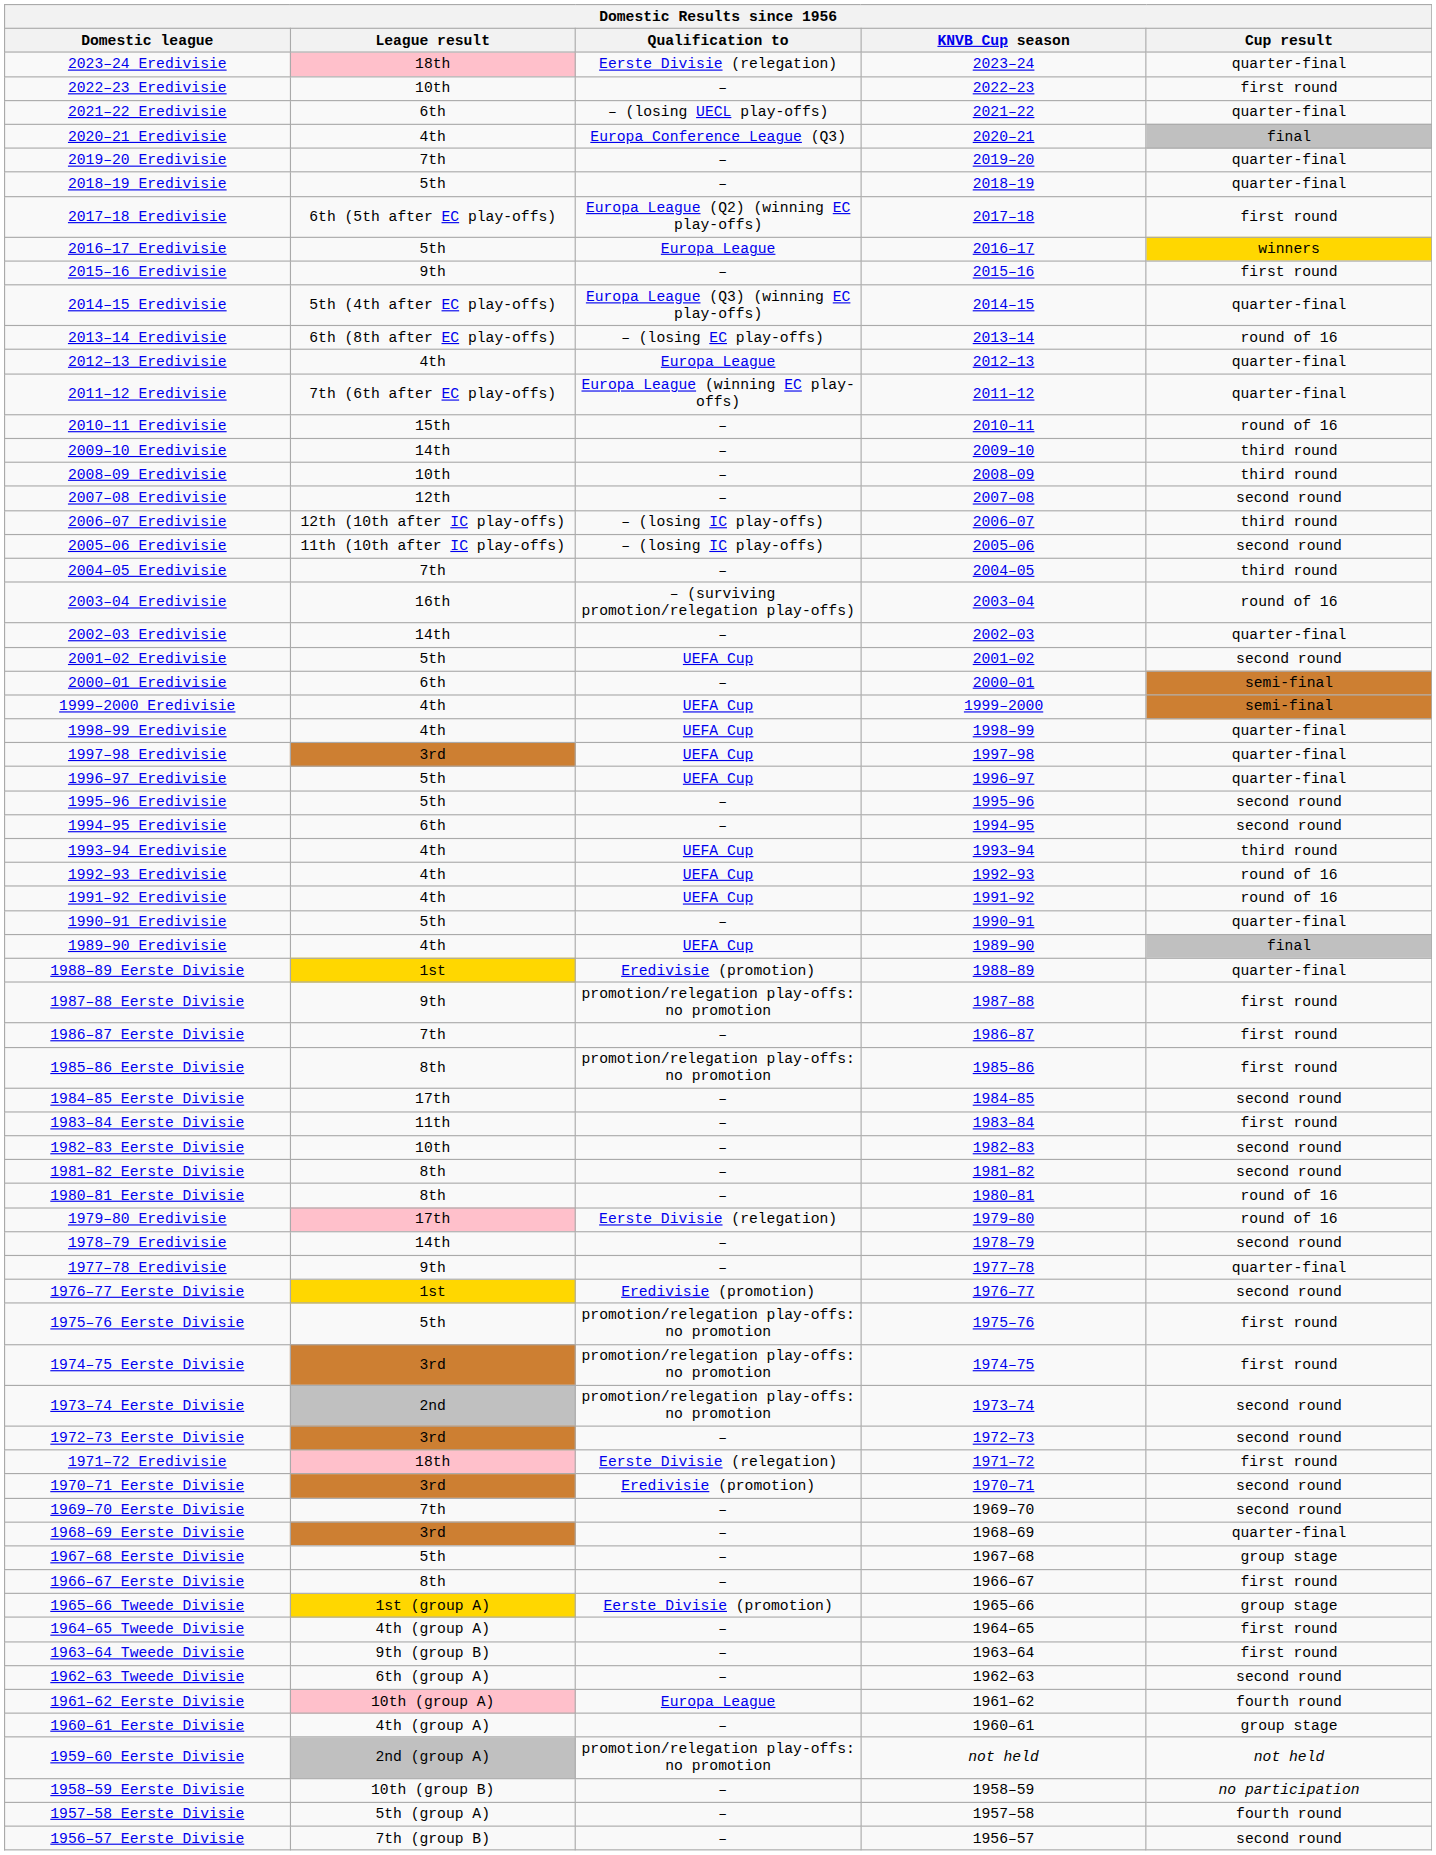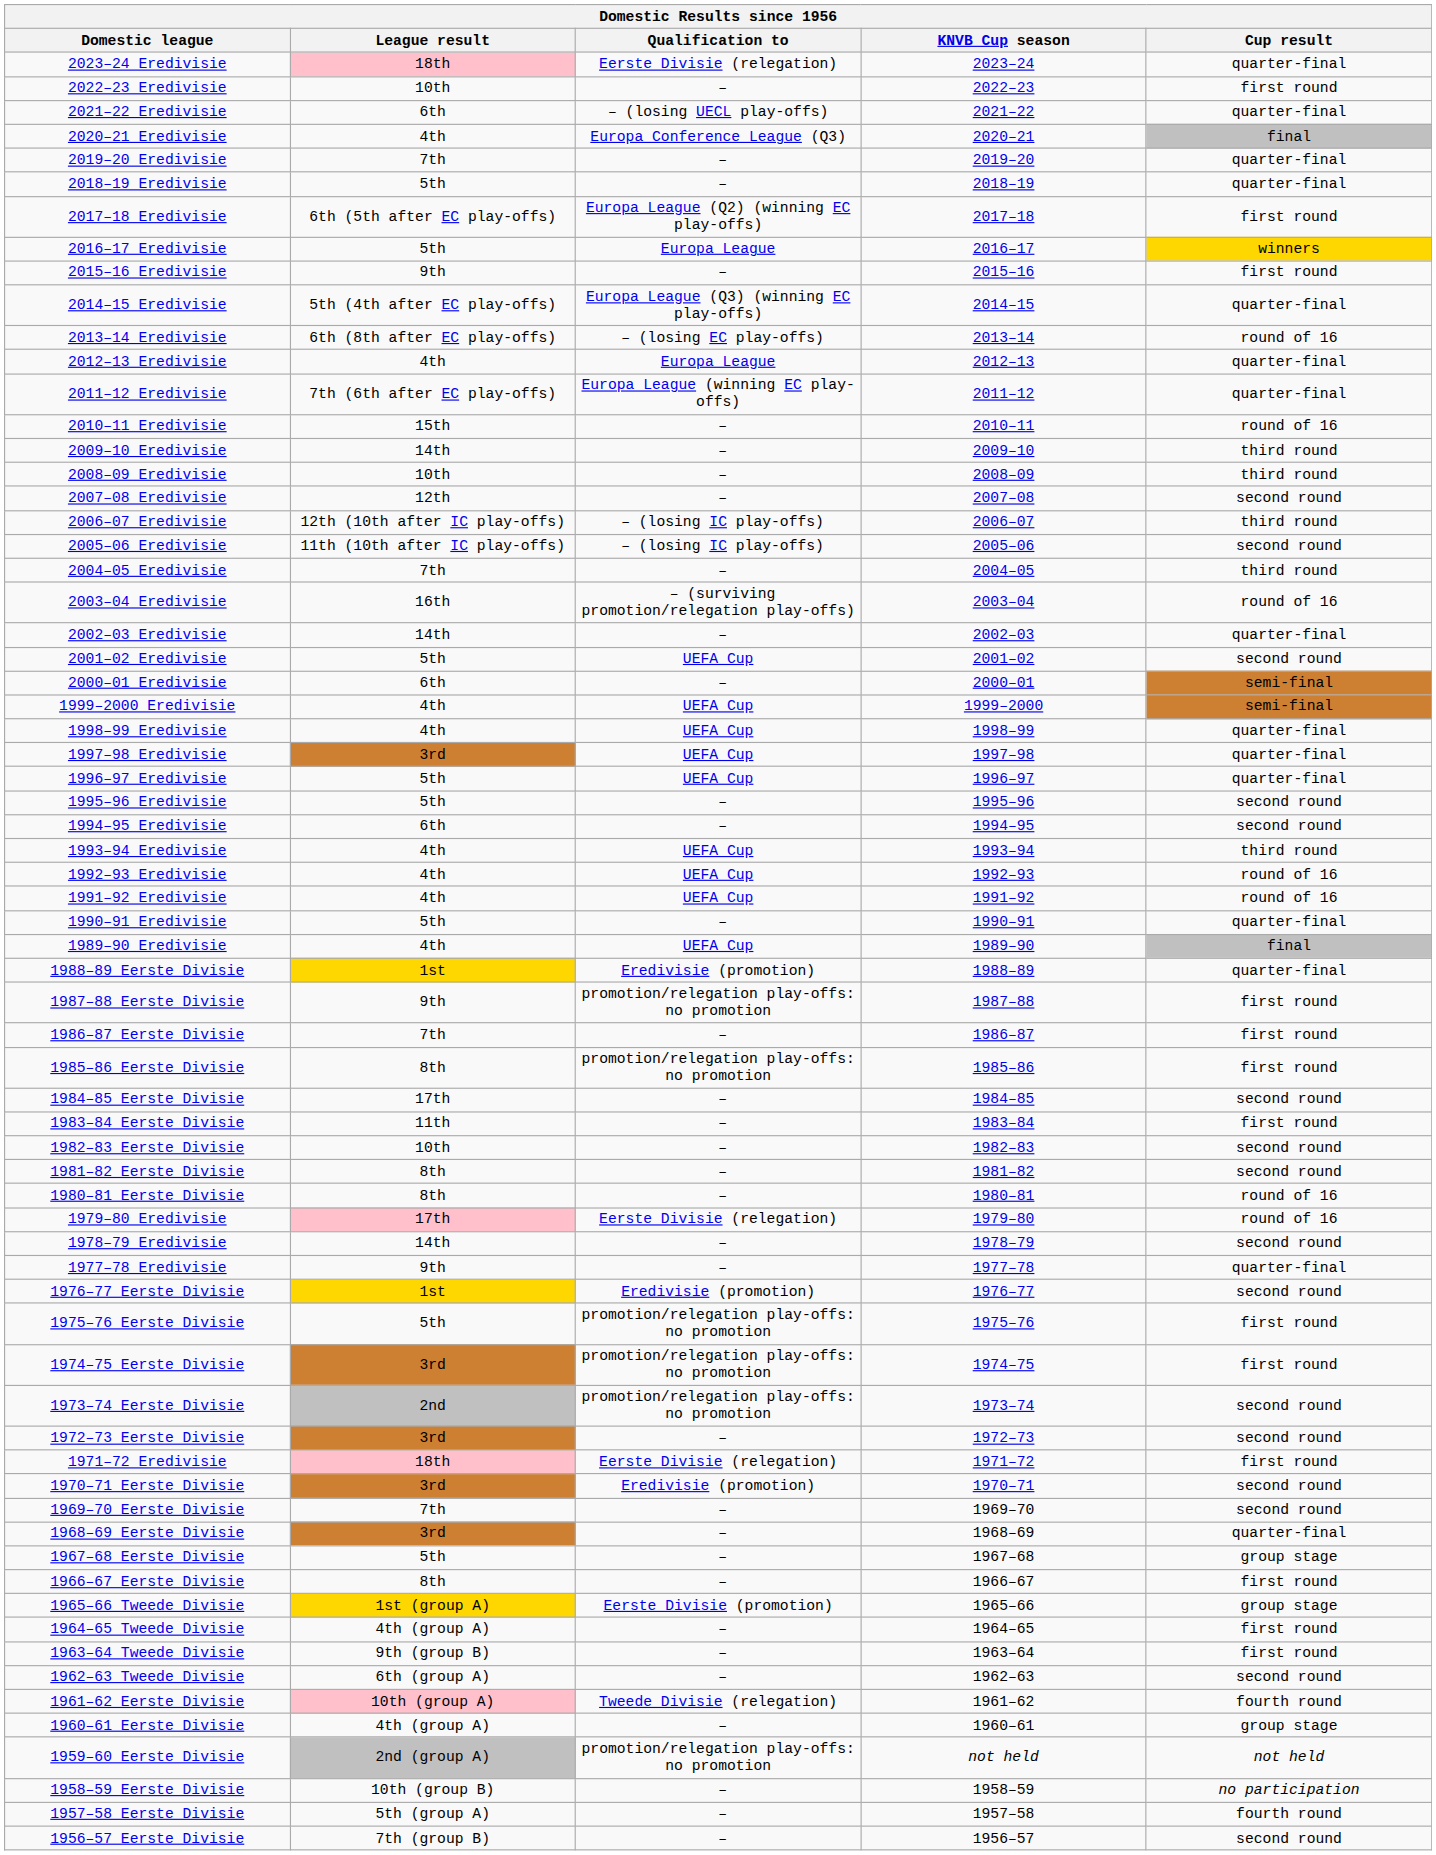(718, 1701) Europa League -> (718, 1701) Tweede Divisie (relegation)
